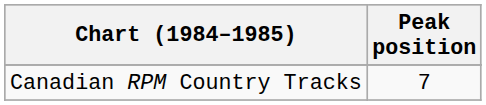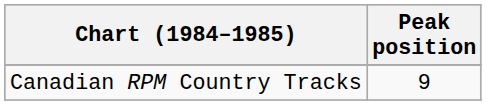(424, 83) 7 -> (424, 83) 9
